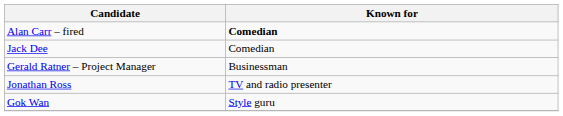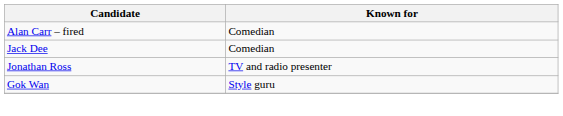(253, 31) bold -> (251, 31) normal
- row: (81, 66)
